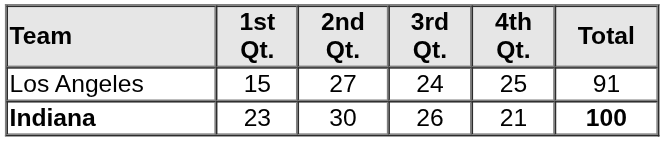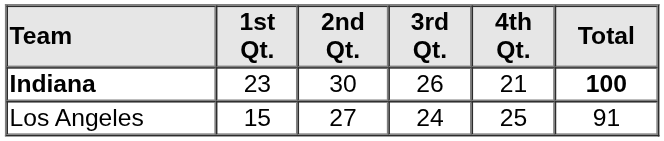rows swapped: (77, 83) <-> (53, 117)
